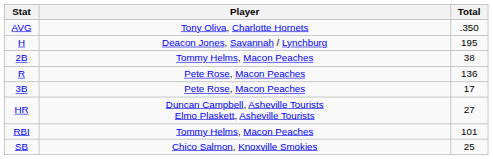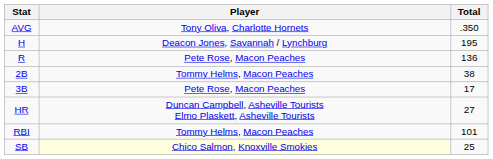rows swapped: (22, 74) <-> (22, 58)
(245, 147) no background -> (245, 147) lightyellow background
